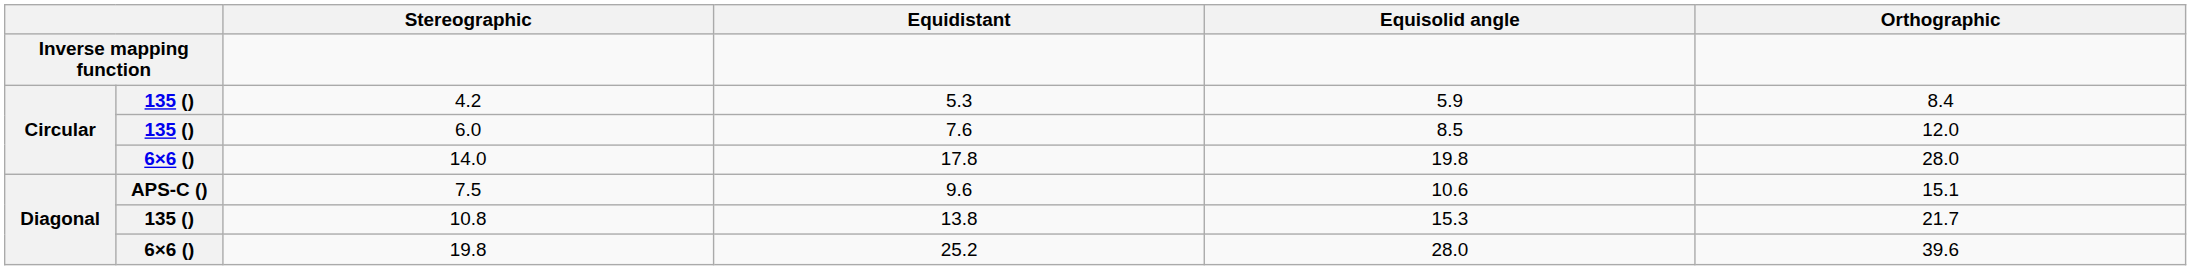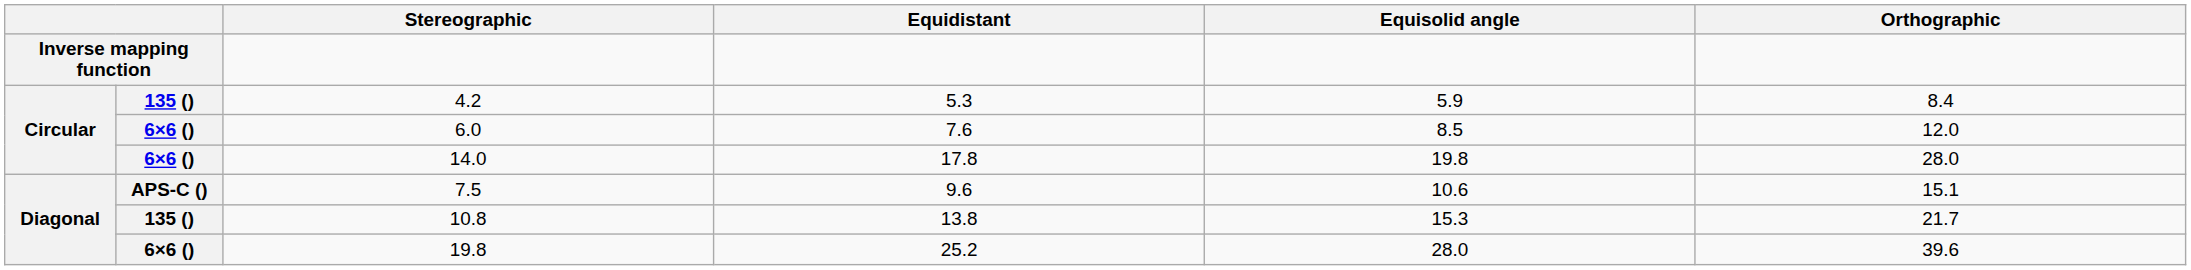(169, 129) 135 () -> (169, 129) 6×6 ()
